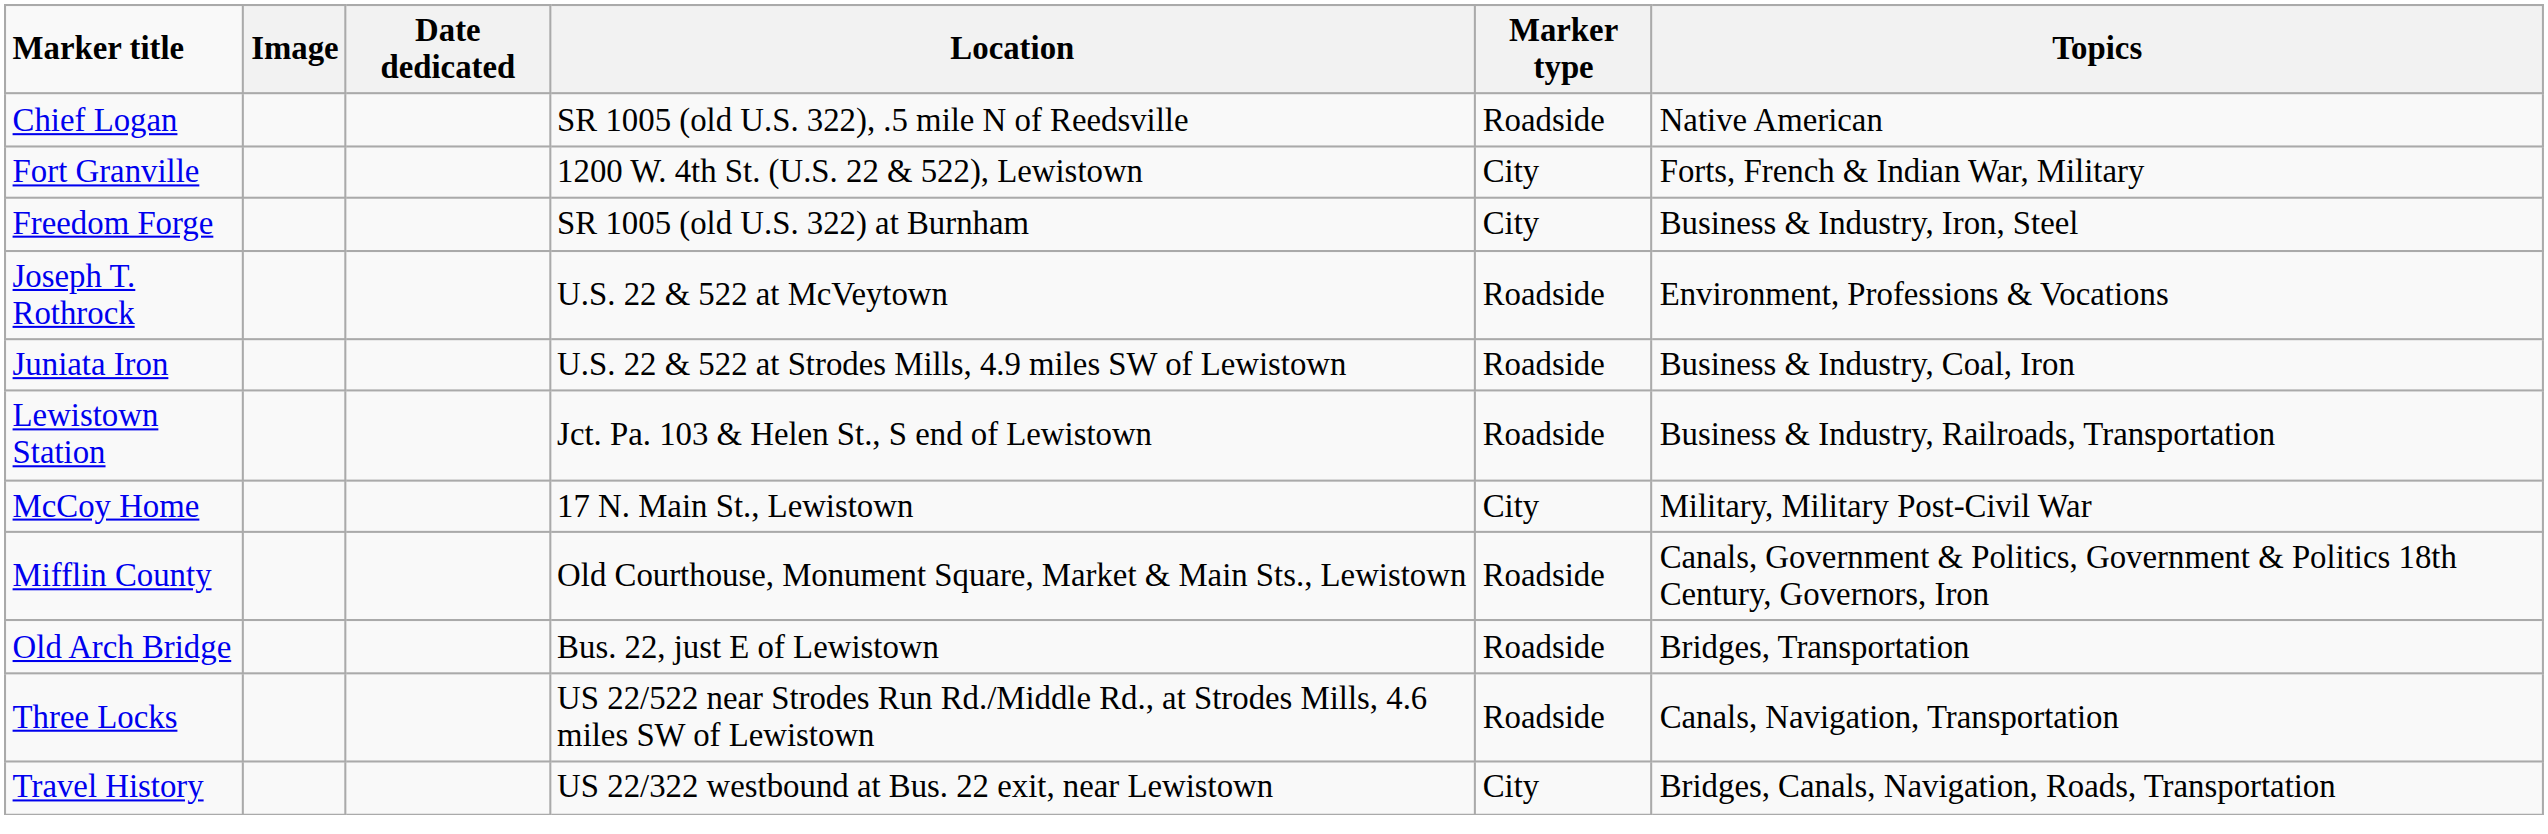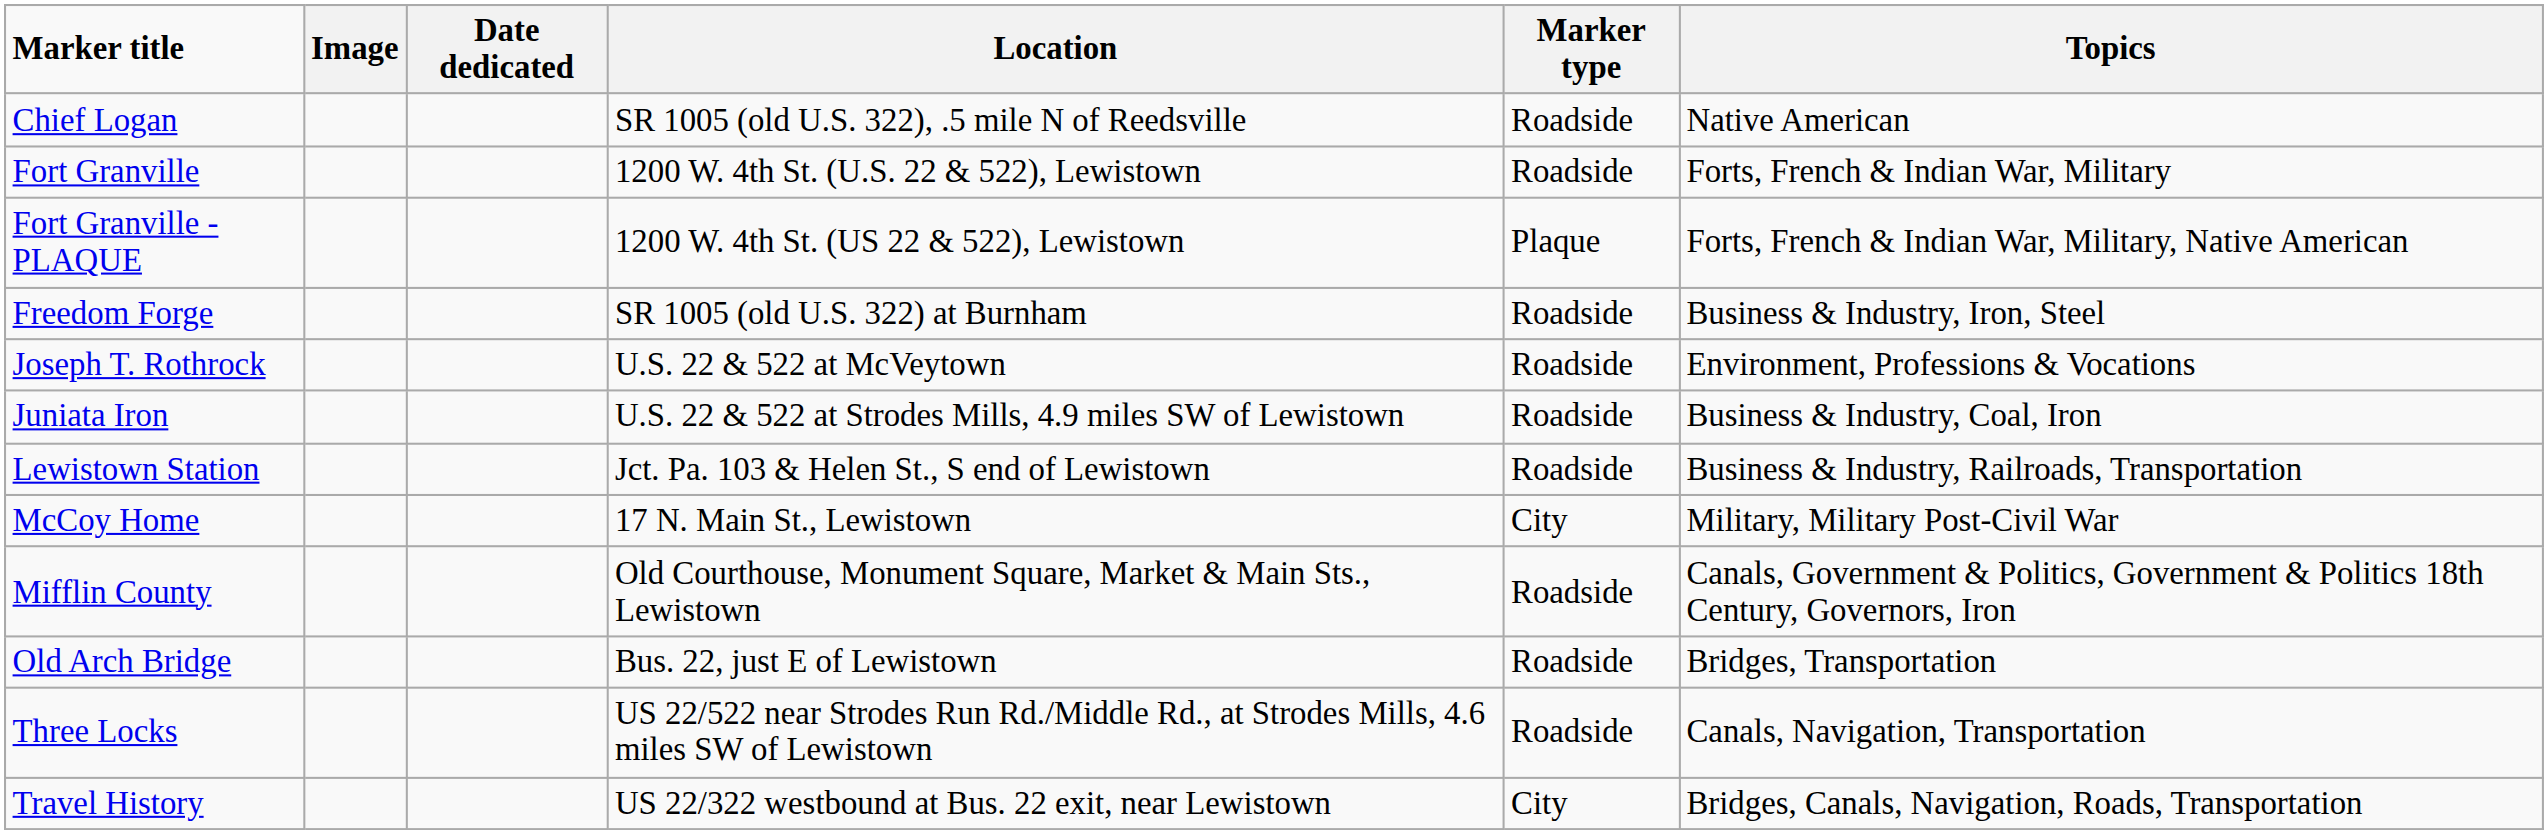(1511, 171) City -> (1572, 171) Roadside
+ row: (116, 241)
(1511, 223) City -> (1572, 312) Roadside
